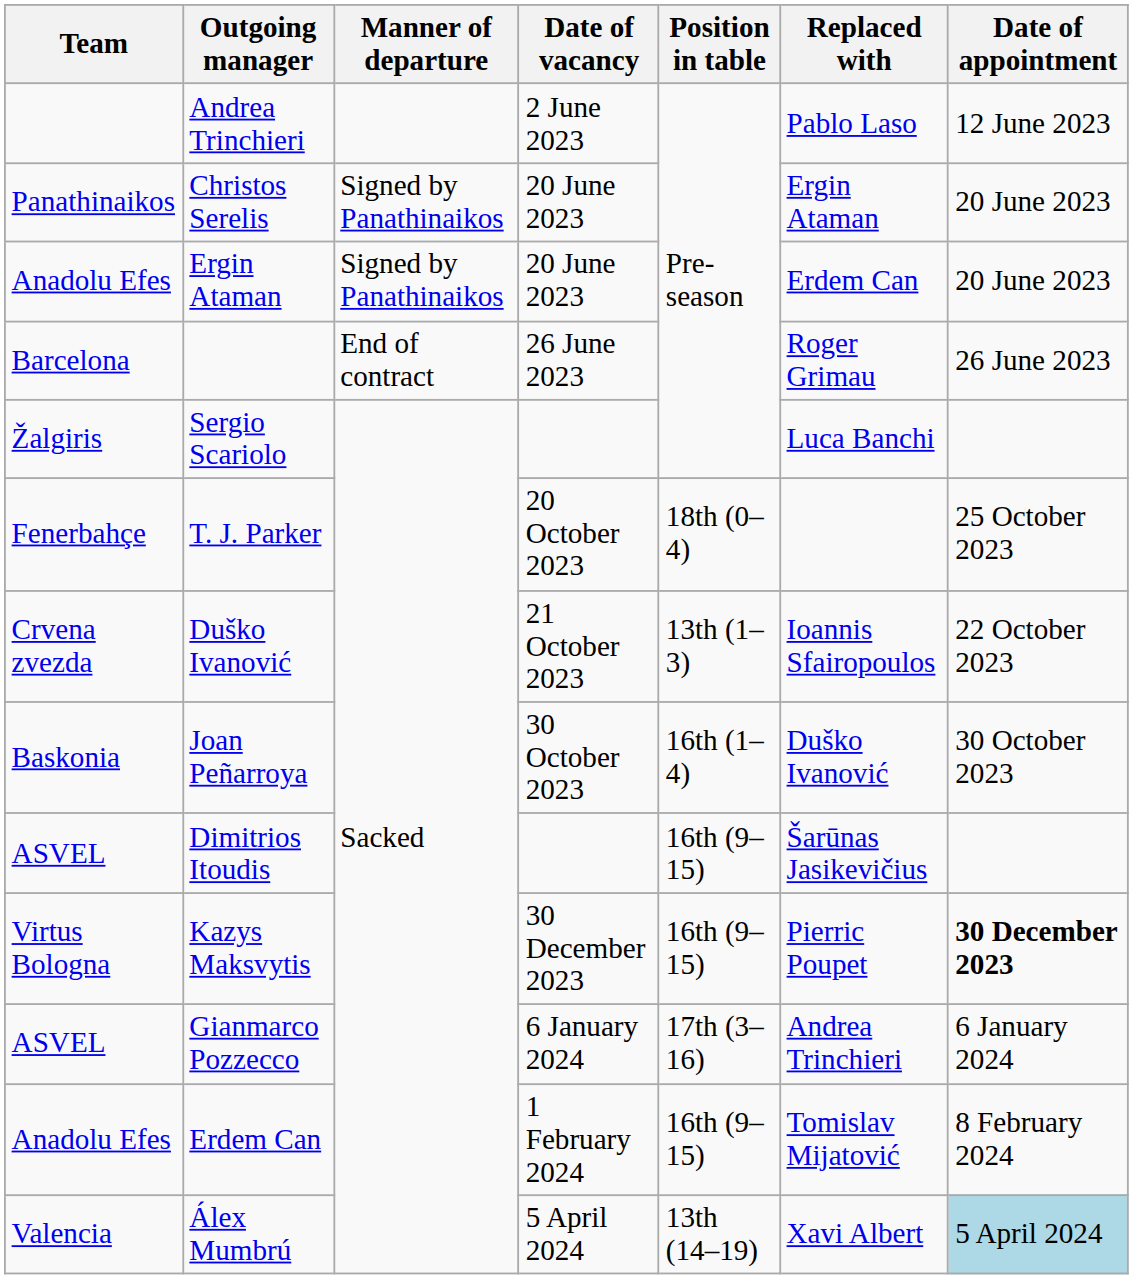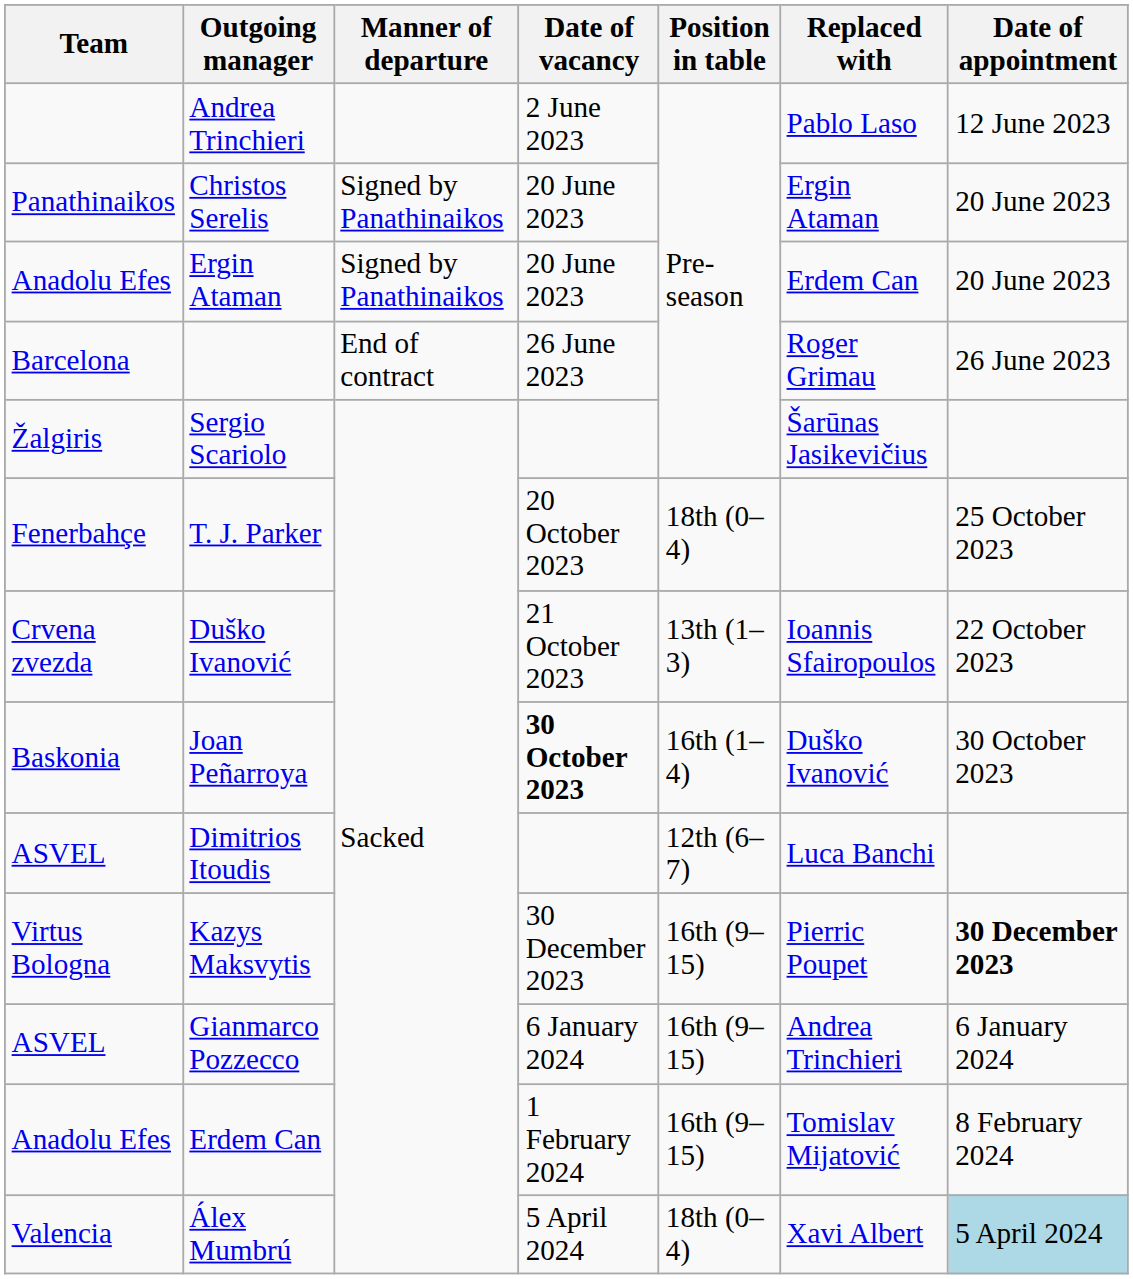(861, 438) Luca Banchi -> (857, 438) Šarūnas Jasikevičius
(573, 757) normal -> (576, 757) bold
(715, 852) 16th (9–15) -> (715, 852) 12th (6–7)
(857, 852) Šarūnas Jasikevičius -> (861, 852) Luca Banchi
(715, 1043) 17th (3–16) -> (715, 1043) 16th (9–15)
(712, 1234) 13th (14–19) -> (715, 1234) 18th (0–4)
